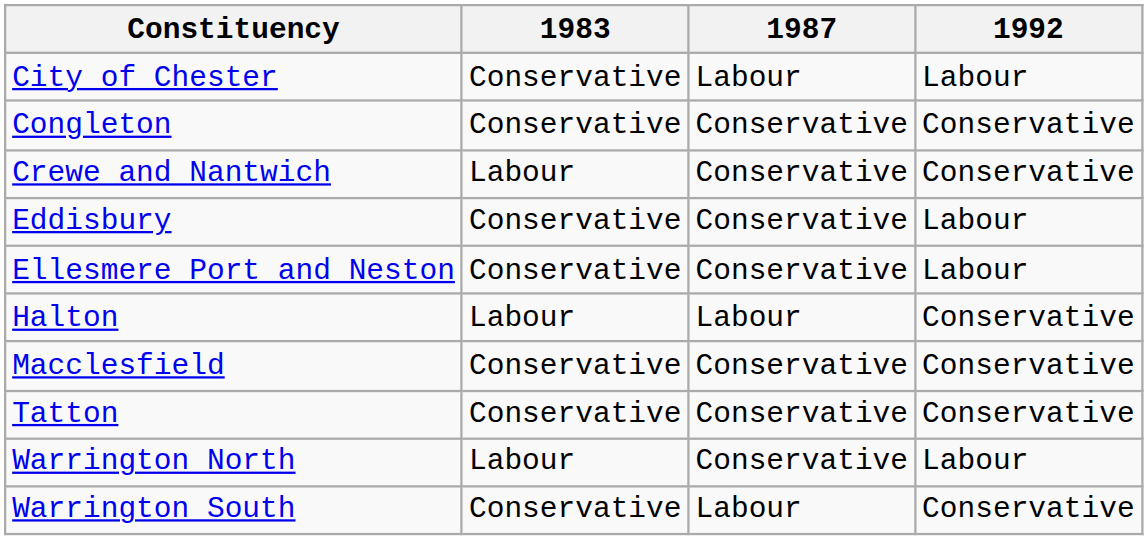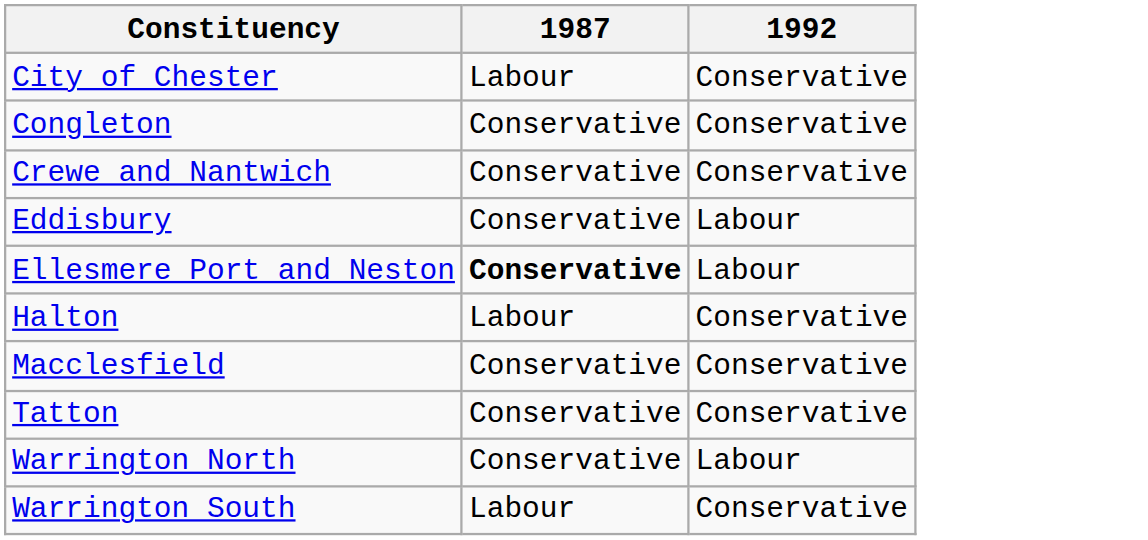- column: (575, 29)
(975, 77) Labour -> (802, 77) Conservative
(802, 270) normal -> (575, 270) bold
